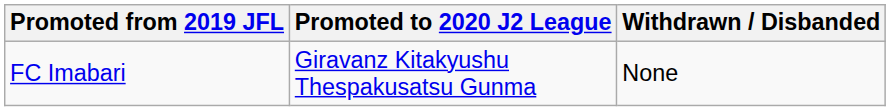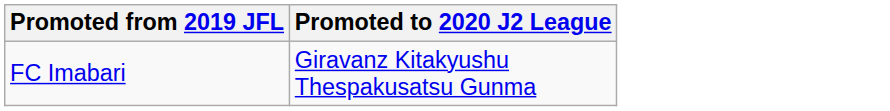- column: (751, 23)
